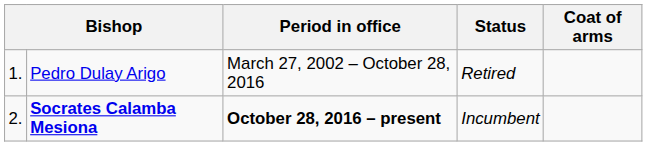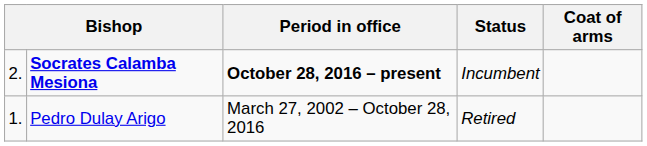rows swapped: (98, 72) <-> (103, 118)
